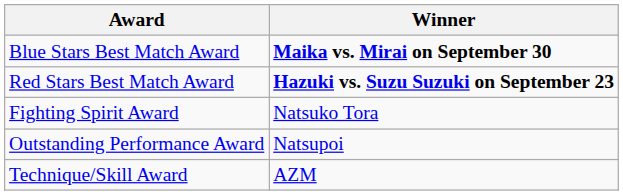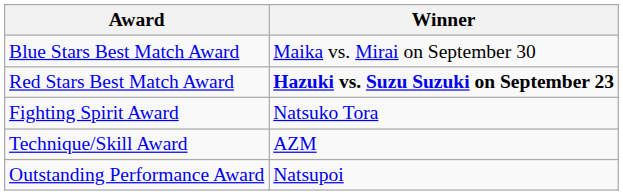(412, 50) bold -> (404, 50) normal
rows swapped: (137, 143) <-> (98, 174)
